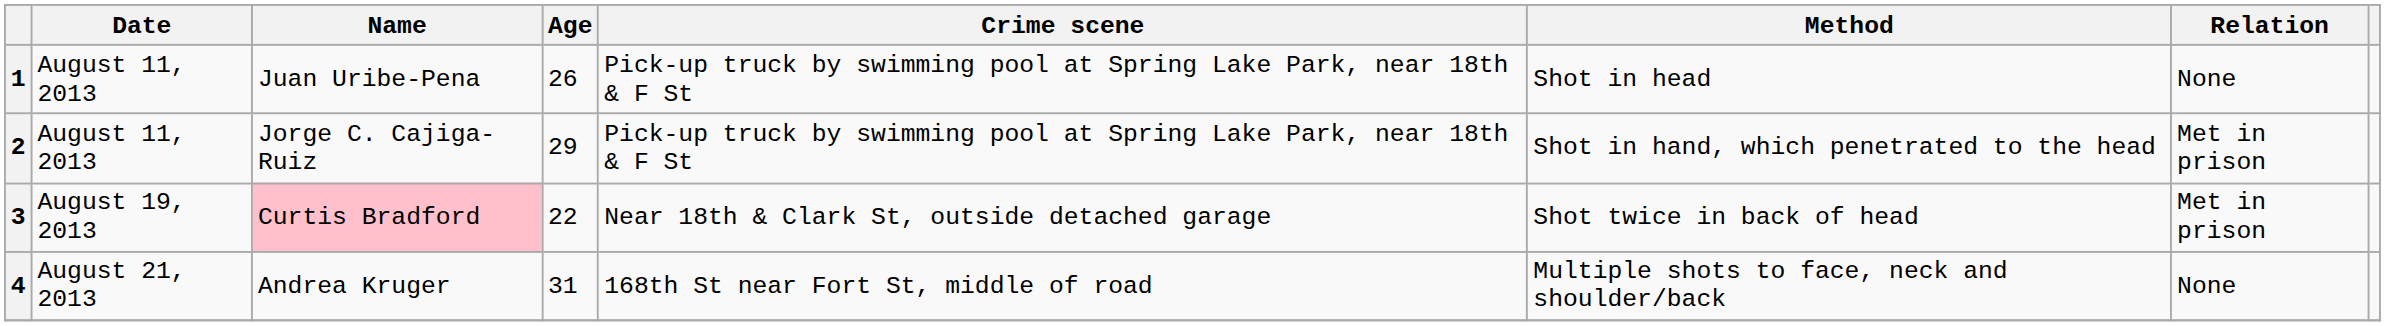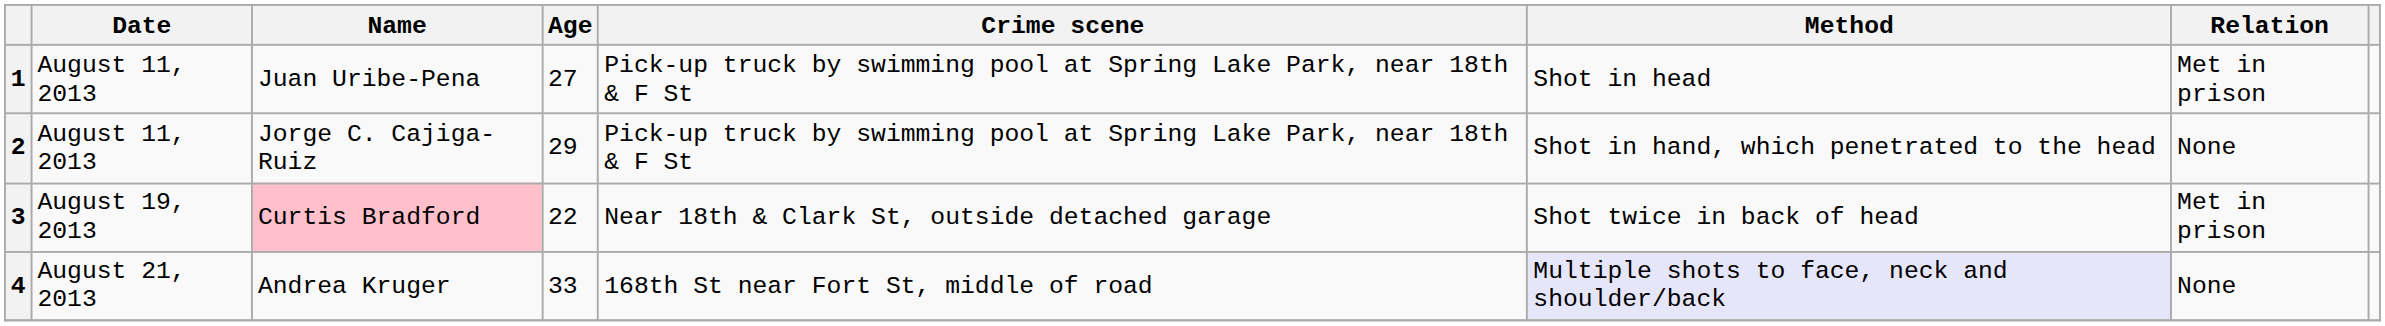(563, 80) 26 -> (563, 80) 27
(2207, 80) None -> (2222, 80) Met in prison
(2222, 148) Met in prison -> (2207, 148) None
(563, 286) 31 -> (563, 286) 33
(1771, 286) no background -> (1771, 286) lavender background
